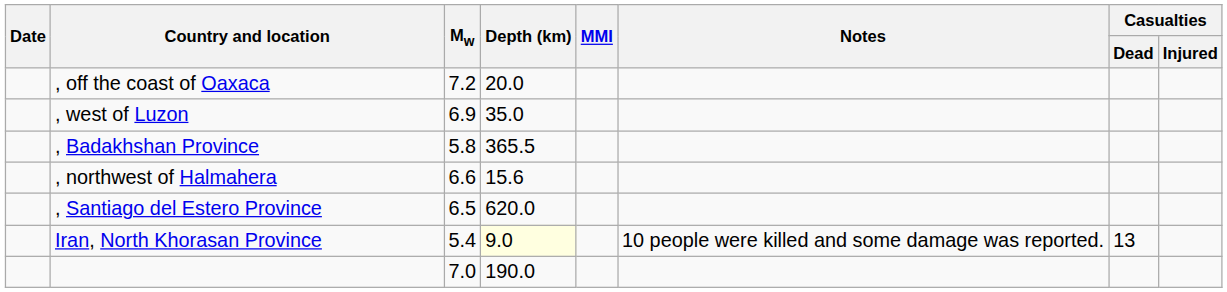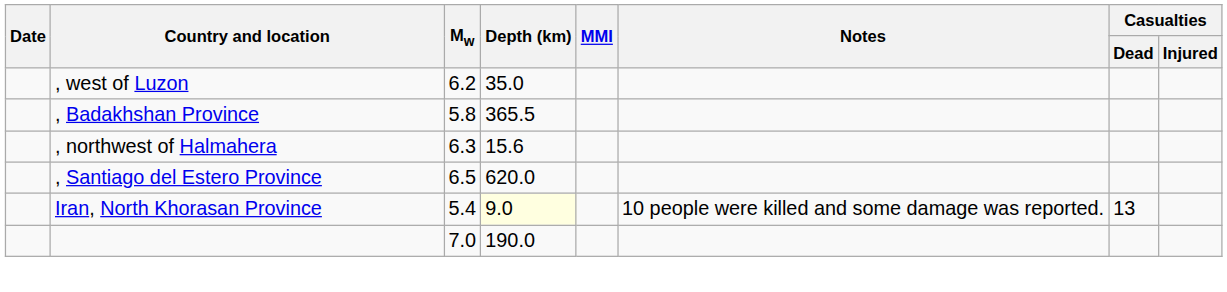- row: (162, 83)
(462, 114) 6.9 -> (462, 83) 6.2
(462, 177) 6.6 -> (462, 146) 6.3
